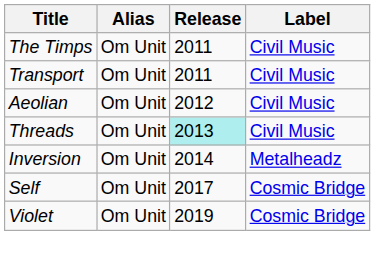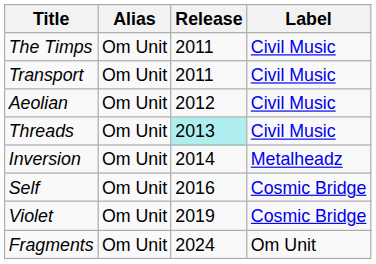(194, 188) 2017 -> (195, 188) 2016
+ row: (51, 244)
